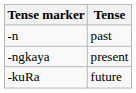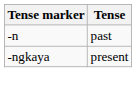- row: (23, 77)
